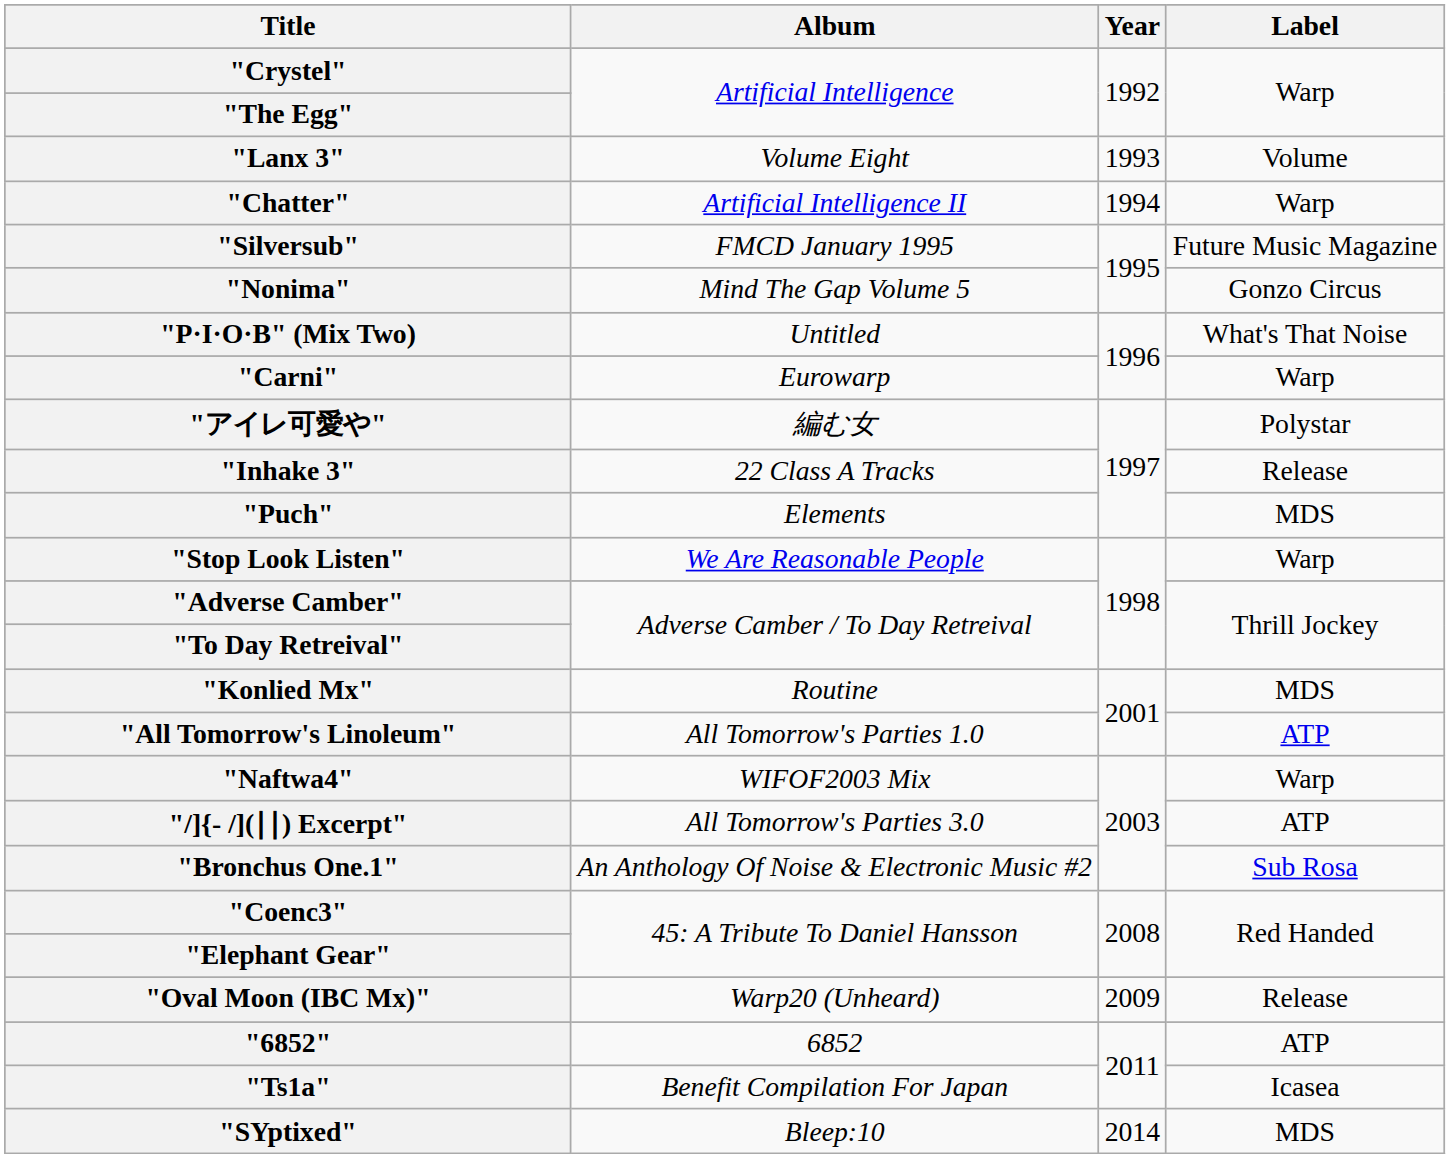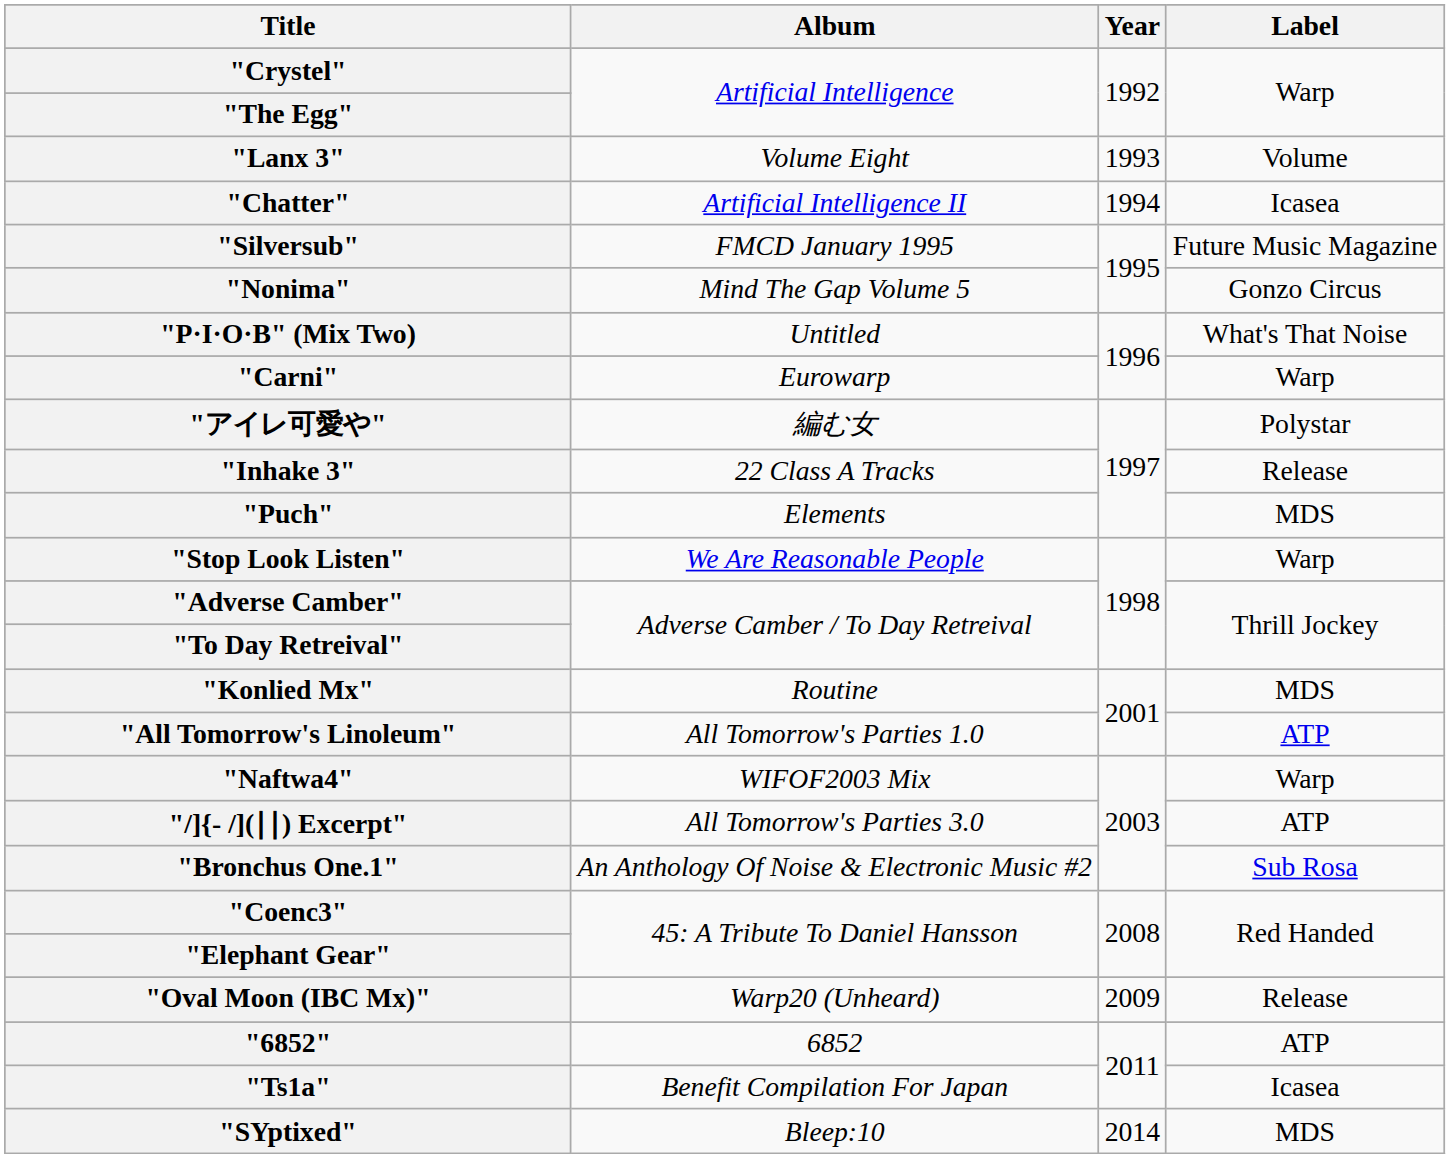(1305, 202) Warp -> (1305, 202) Icasea
